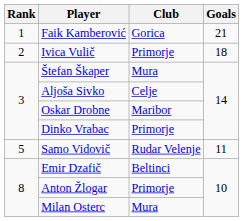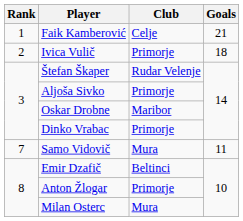(148, 33) Gorica -> (144, 33) Celje
(145, 71) Mura -> (166, 71) Rudar Velenje
(144, 91) Celje -> (153, 91) Primorje
(21, 149) 5 -> (21, 149) 7
(166, 149) Rudar Velenje -> (145, 149) Mura
